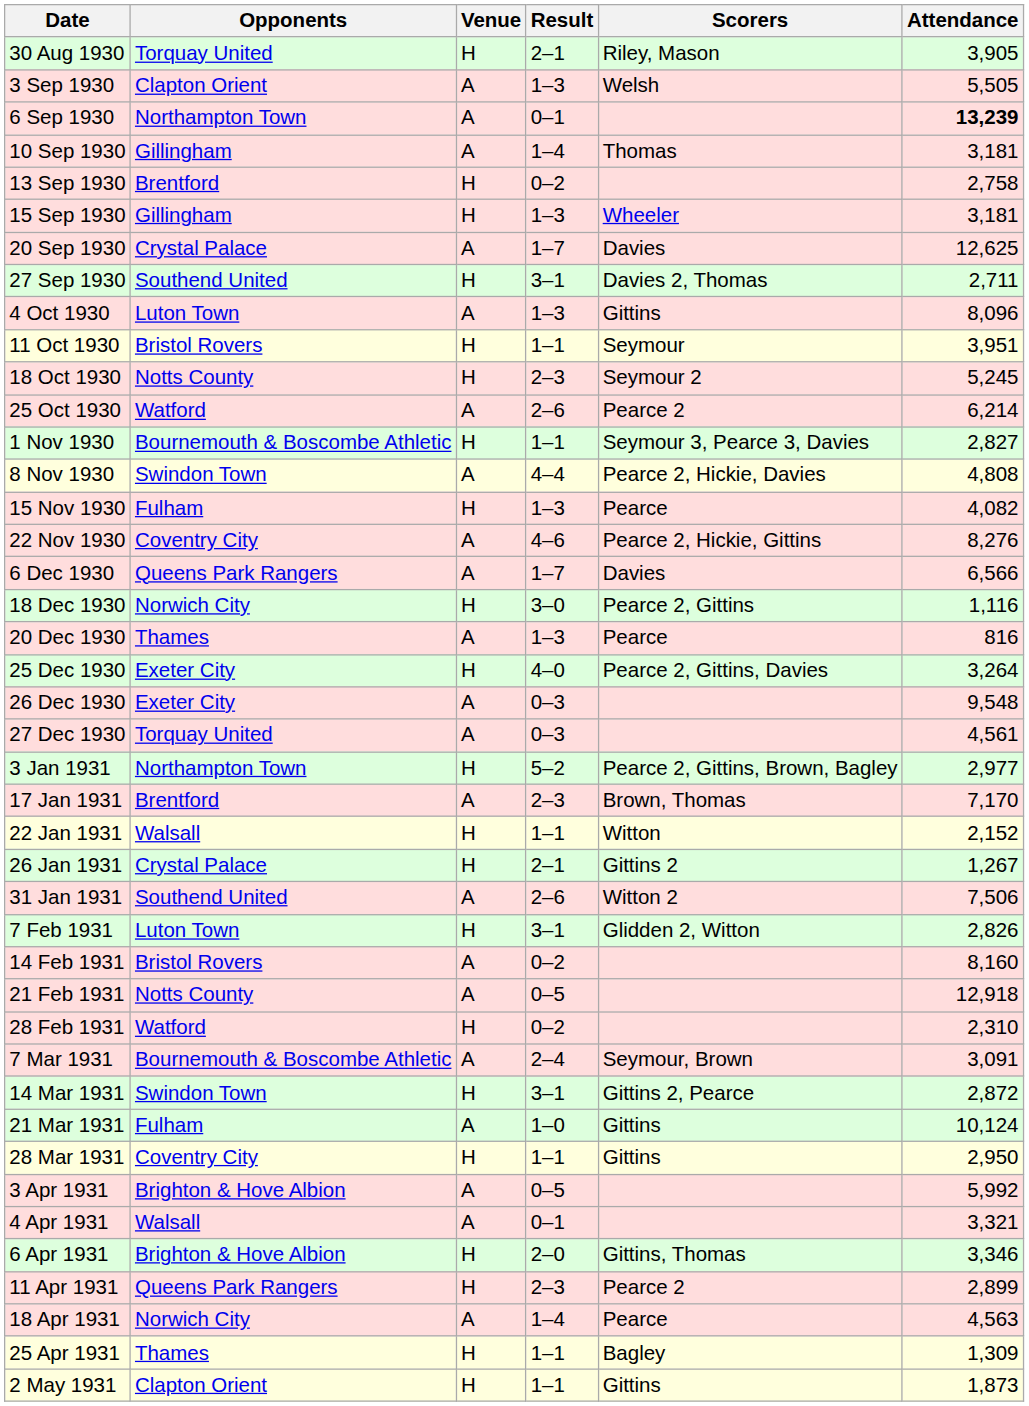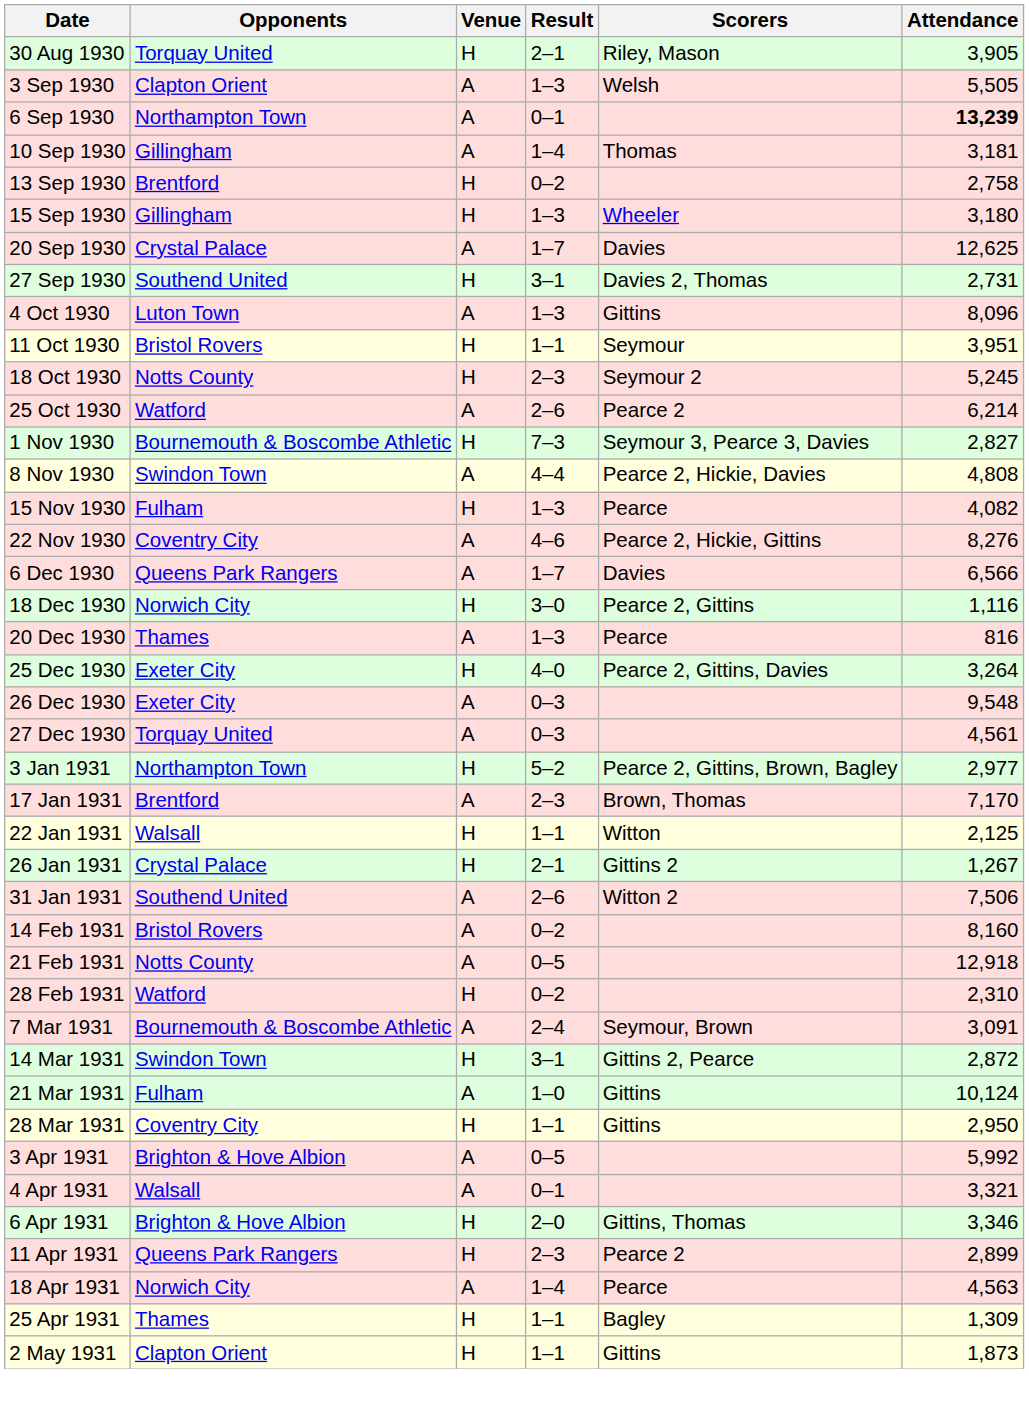(993, 215) 3,181 -> (993, 215) 3,180
(994, 280) 2,711 -> (993, 280) 2,731
(548, 442) 1–1 -> (548, 442) 7–3
(993, 832) 2,152 -> (993, 832) 2,125
- row: (61, 930)
